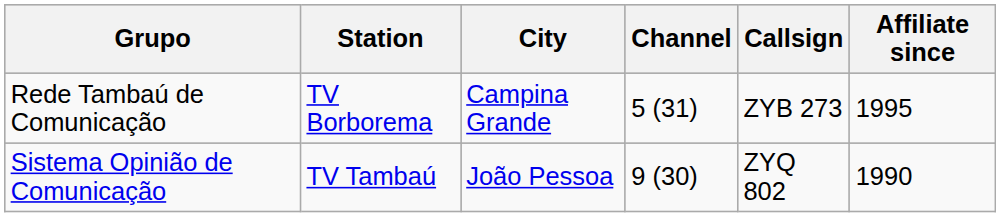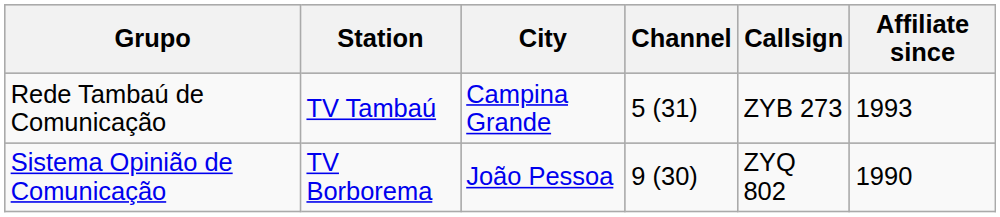(369, 107) TV Borborema -> (371, 107) TV Tambaú
(884, 107) 1995 -> (884, 107) 1993
(371, 176) TV Tambaú -> (369, 176) TV Borborema
